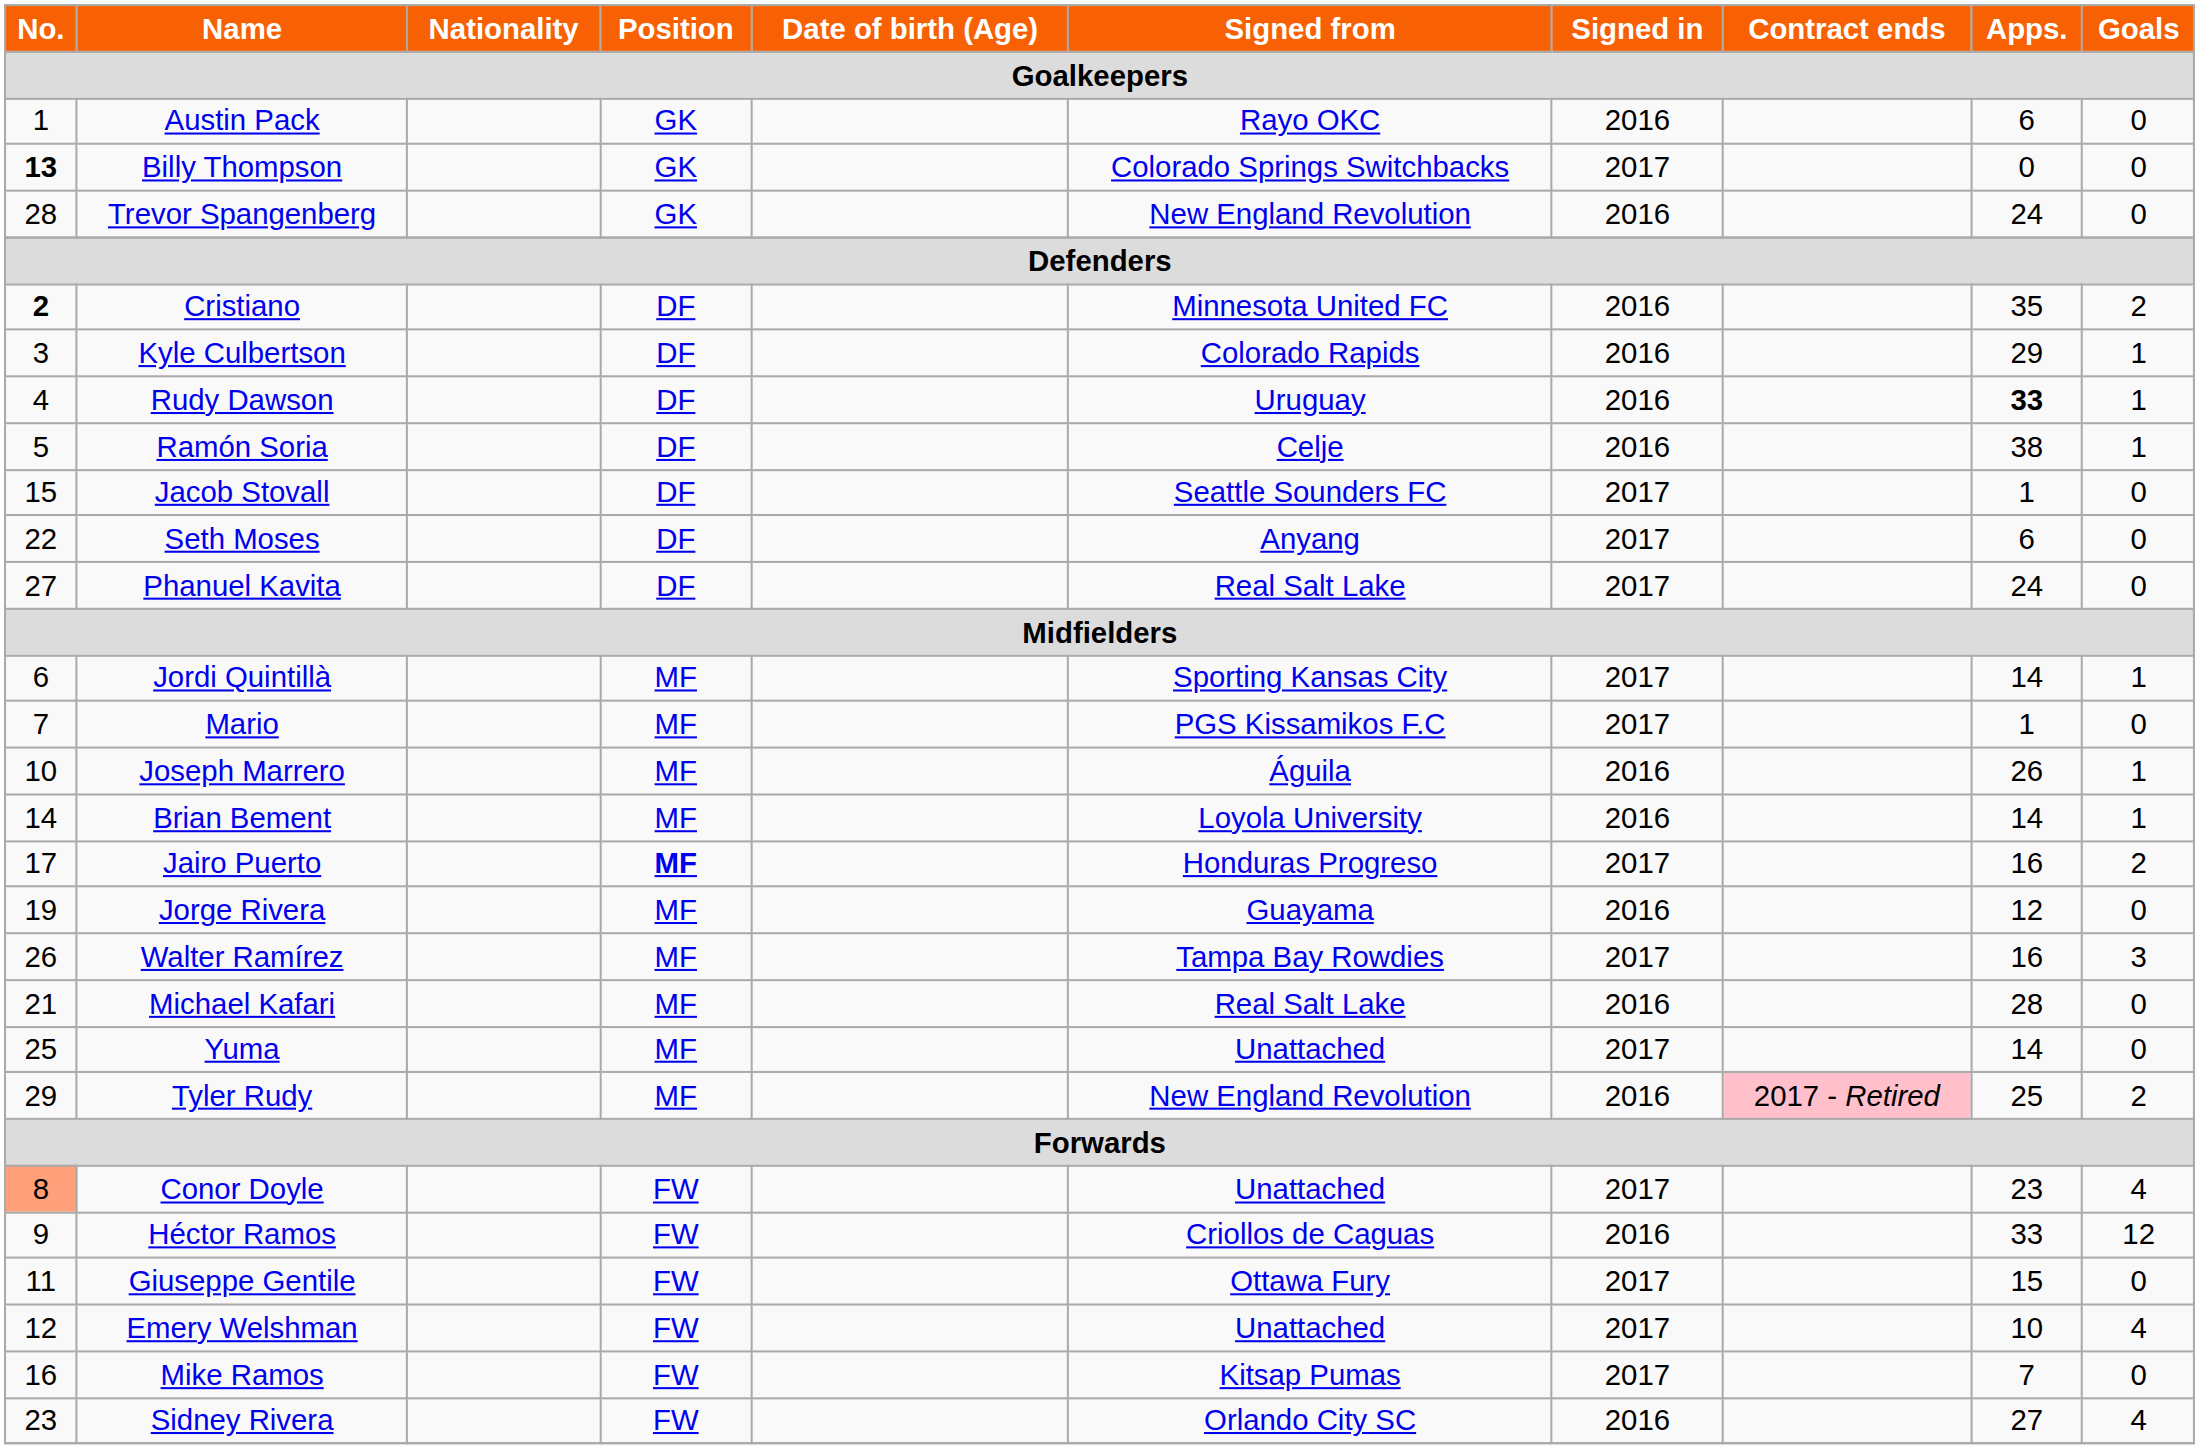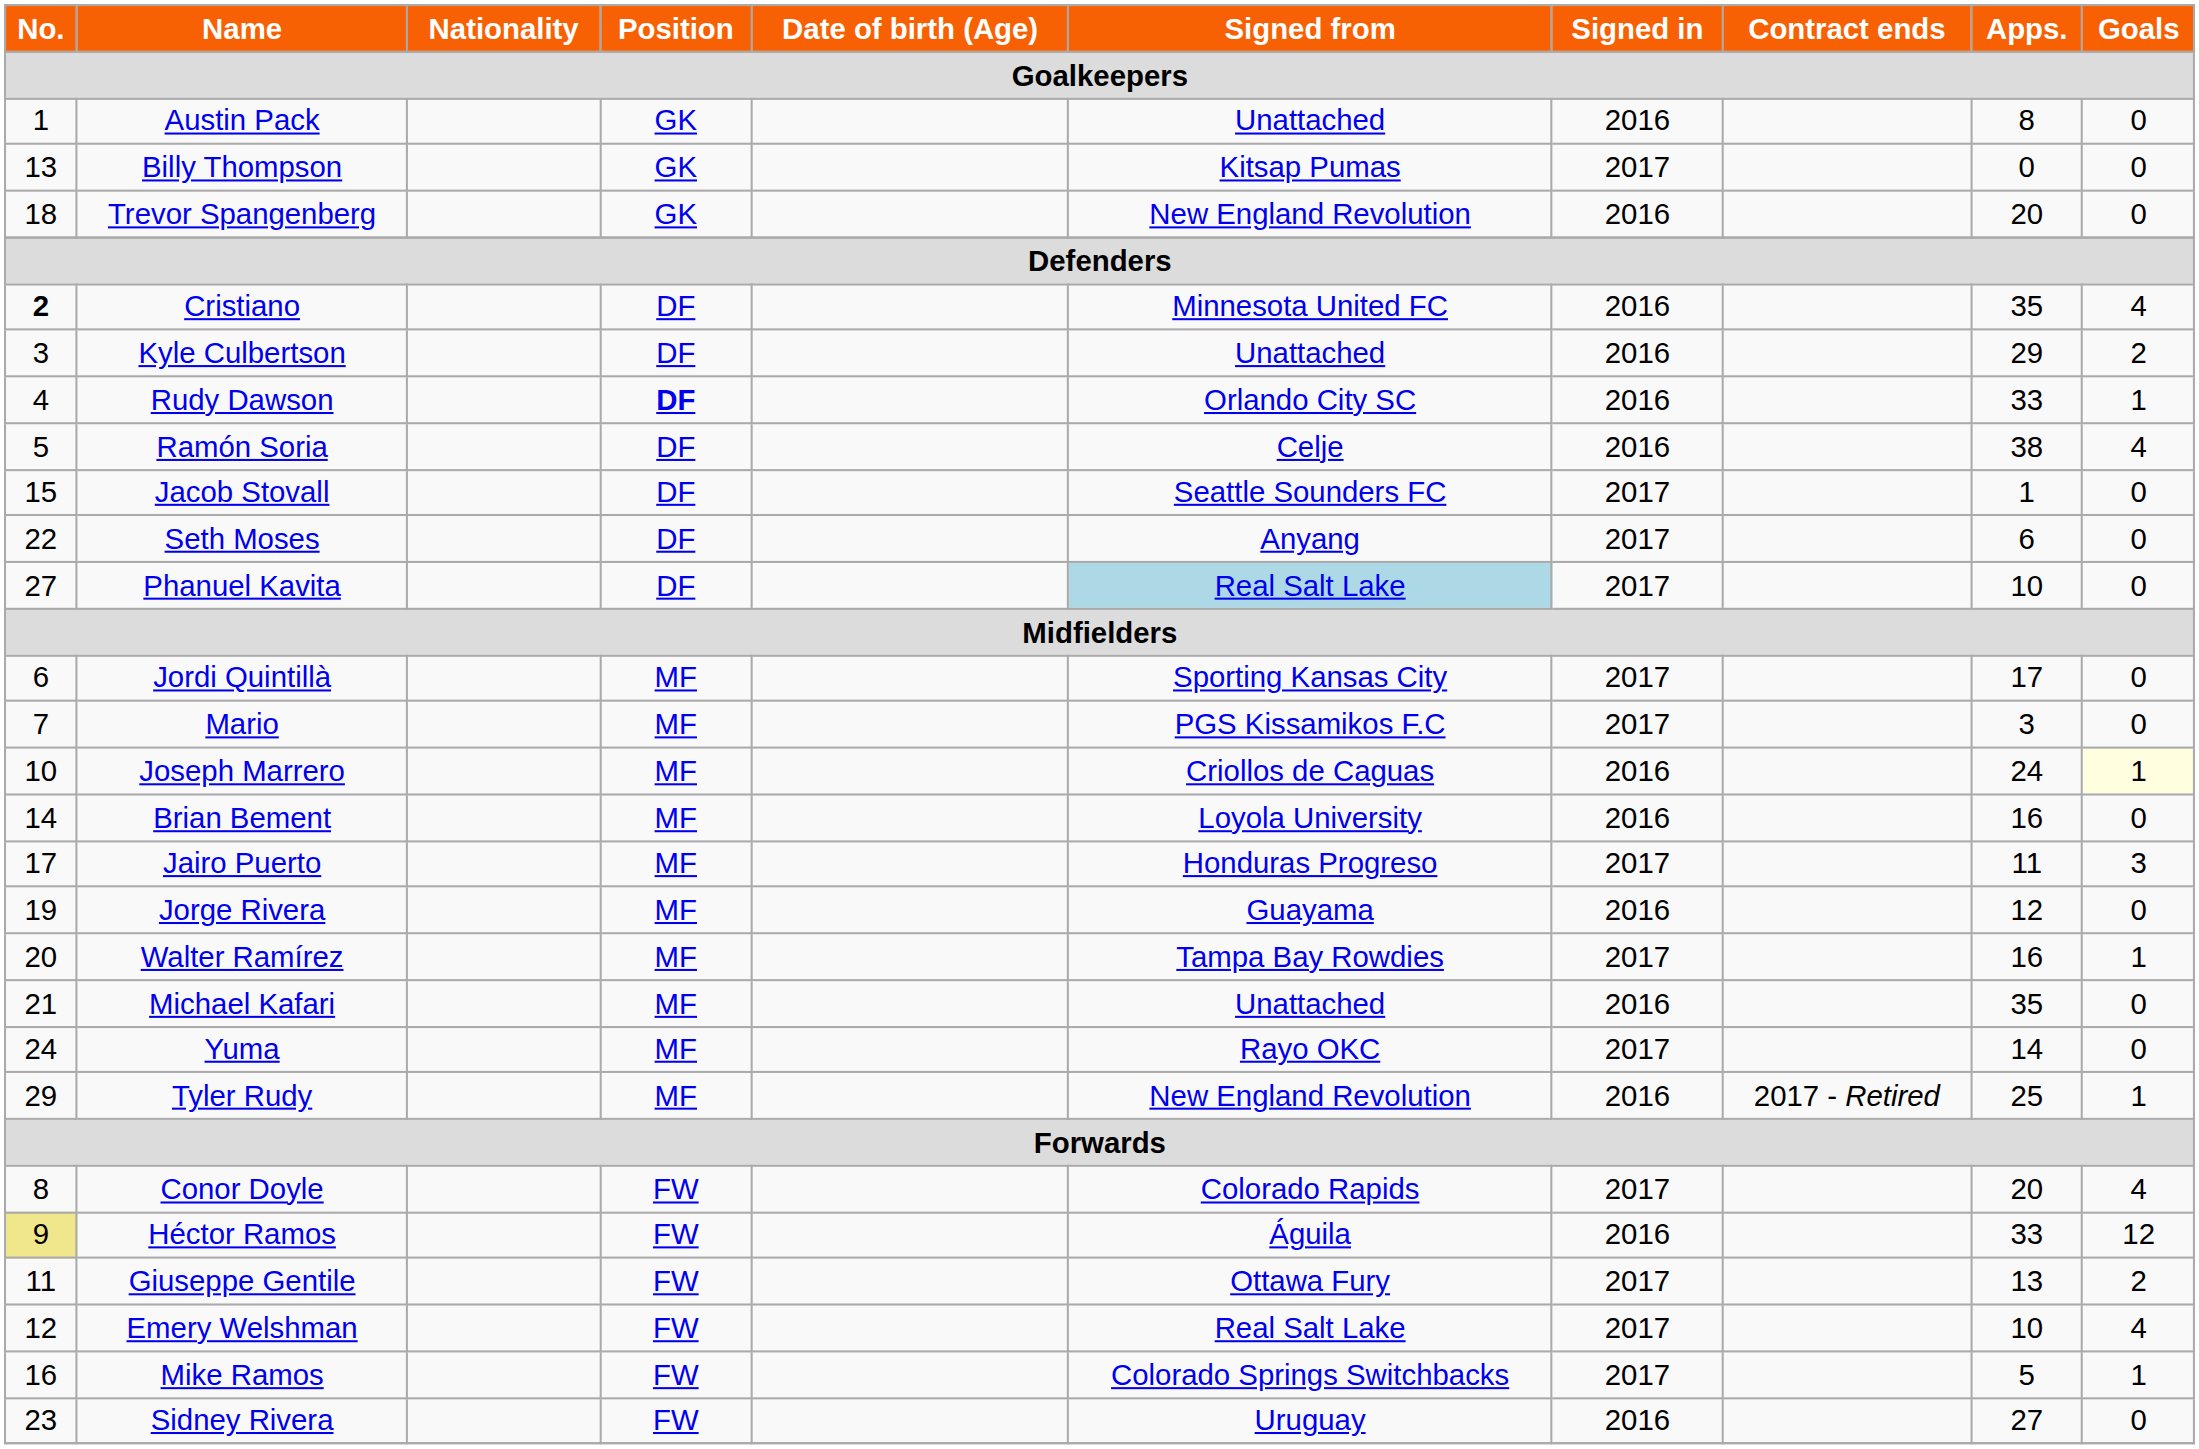(1310, 121) Rayo OKC -> (1310, 121) Unattached
(2027, 121) 6 -> (2027, 121) 8
(41, 168) bold -> (41, 168) normal
(1310, 168) Colorado Springs Switchbacks -> (1310, 168) Kitsap Pumas
(41, 214) 28 -> (41, 214) 18
(2027, 214) 24 -> (2027, 214) 20
(2139, 307) 2 -> (2139, 307) 4
(1310, 353) Colorado Rapids -> (1310, 353) Unattached
(2139, 353) 1 -> (2139, 353) 2
(676, 400) normal -> (676, 400) bold
(1310, 400) Uruguay -> (1310, 400) Orlando City SC
(2027, 400) bold -> (2027, 400) normal
(2139, 446) 1 -> (2139, 446) 4
(1310, 586) no background -> (1310, 586) lightblue background
(2027, 586) 24 -> (2027, 586) 10
(2027, 678) 14 -> (2027, 678) 17
(2139, 678) 1 -> (2139, 678) 0
(2027, 725) 1 -> (2027, 725) 3
(1310, 771) Águila -> (1310, 771) Criollos de Caguas
(2027, 771) 26 -> (2027, 771) 24
(2139, 771) no background -> (2139, 771) lightyellow background
(2027, 818) 14 -> (2027, 818) 16
(2139, 818) 1 -> (2139, 818) 0
(676, 864) bold -> (676, 864) normal
(2027, 864) 16 -> (2027, 864) 11
(2139, 864) 2 -> (2139, 864) 3
(41, 957) 26 -> (41, 957) 20
(2139, 957) 3 -> (2139, 957) 1
(1310, 1003) Real Salt Lake -> (1310, 1003) Unattached
(2027, 1003) 28 -> (2027, 1003) 35
(41, 1050) 25 -> (41, 1050) 24
(1310, 1050) Unattached -> (1310, 1050) Rayo OKC
(1847, 1096) pink background -> (1847, 1096) no background
(2139, 1096) 2 -> (2139, 1096) 1
(41, 1189) lightsalmon background -> (41, 1189) no background
(1310, 1189) Unattached -> (1310, 1189) Colorado Rapids
(2027, 1189) 23 -> (2027, 1189) 20
(41, 1235) no background -> (41, 1235) khaki background
(1310, 1235) Criollos de Caguas -> (1310, 1235) Águila
(2027, 1282) 15 -> (2027, 1282) 13
(2139, 1282) 0 -> (2139, 1282) 2
(1310, 1328) Unattached -> (1310, 1328) Real Salt Lake
(1310, 1375) Kitsap Pumas -> (1310, 1375) Colorado Springs Switchbacks
(2027, 1375) 7 -> (2027, 1375) 5
(2139, 1375) 0 -> (2139, 1375) 1
(1310, 1421) Orlando City SC -> (1310, 1421) Uruguay
(2139, 1421) 4 -> (2139, 1421) 0
